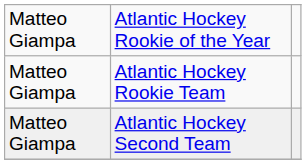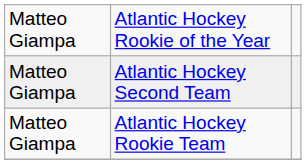rows swapped: (180, 133) <-> (180, 81)
